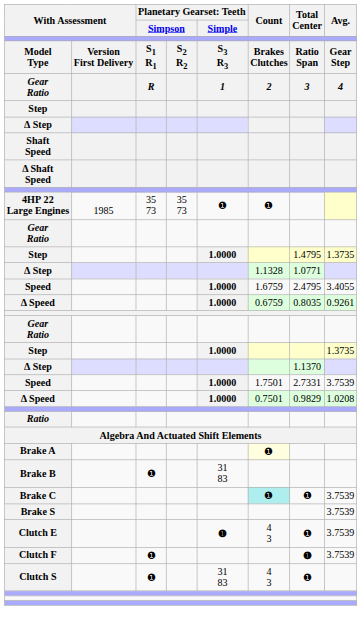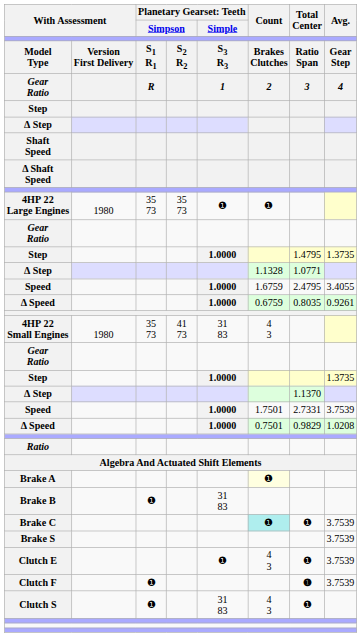(104, 211) 1985 -> (104, 211) 1980
+ row: (38, 329)
(222, 533) bold -> (222, 561) normal
